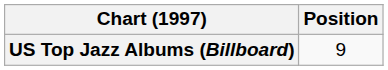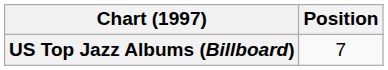(341, 49) 9 -> (341, 49) 7
